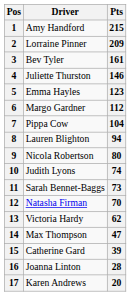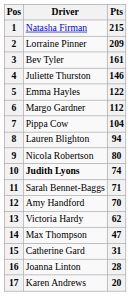(55, 27) Amy Handford -> (56, 27) Natasha Firman
(117, 91) 123 -> (117, 91) 122
(50, 171) normal -> (53, 171) bold
(117, 187) 73 -> (117, 187) 71
(56, 203) Natasha Firman -> (55, 203) Amy Handford
(117, 251) 39 -> (117, 251) 31
